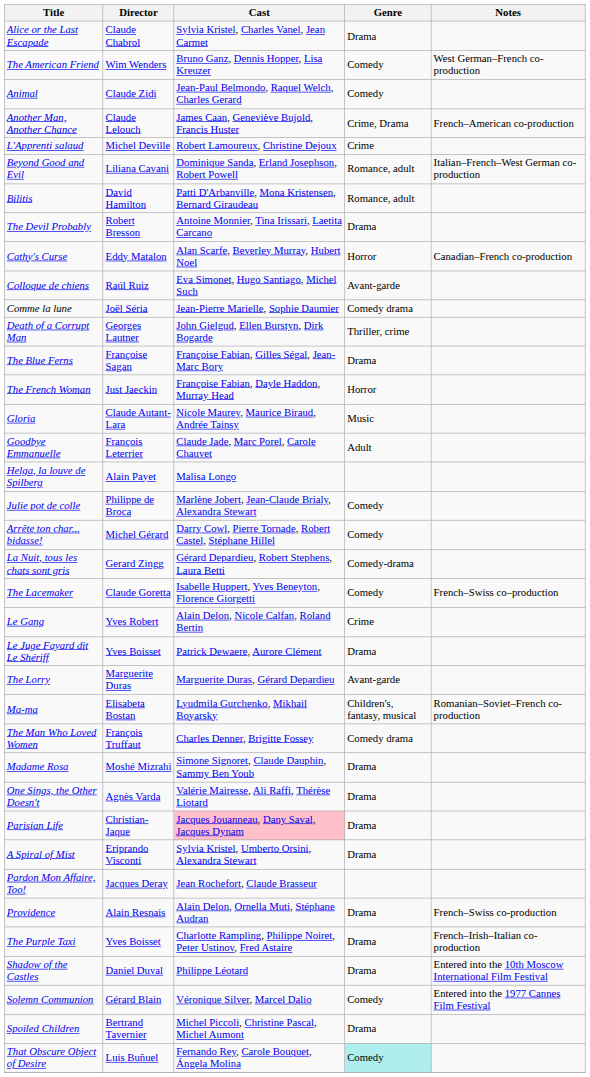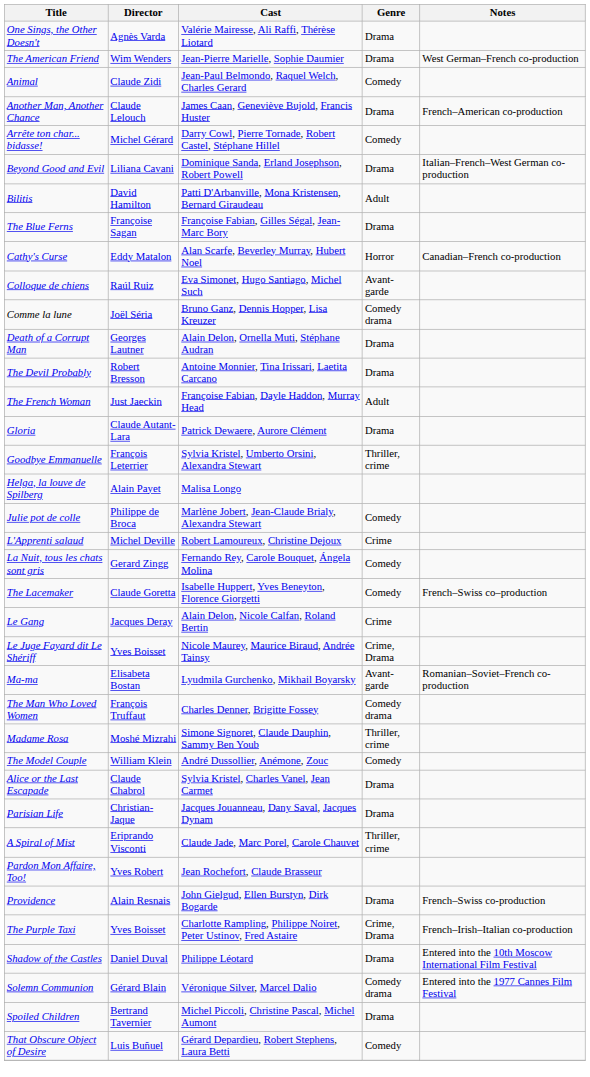rows swapped: (42, 36) <-> (52, 796)
(249, 65) Bruno Ganz, Dennis Hopper, Lisa Kreuzer -> (263, 59) Jean-Pierre Marielle, Sophie Daumier
(365, 65) Comedy -> (379, 59) Drama
(378, 123) Crime, Drama -> (379, 111) Drama
rows swapped: (43, 535) <-> (45, 146)
(381, 169) Romance, adult -> (379, 169) Drama
(381, 198) Romance, adult -> (377, 198) Adult
rows swapped: (40, 360) <-> (49, 227)
(258, 308) Jean-Pierre Marielle, Sophie Daumier -> (254, 314) Bruno Ganz, Dennis Hopper, Lisa Kreuzer
(250, 331) John Gielgud, Ellen Burstyn, Dirk Bogarde -> (260, 343) Alain Delon, Ornella Muti, Stéphane Audran
(378, 331) Thriller, crime -> (379, 343) Drama
(362, 389) Horror -> (377, 401) Adult
(246, 418) Nicole Maurey, Maurice Biraud, Andrée Tainsy -> (254, 430) Patrick Dewaere, Aurore Clément
(361, 418) Music -> (379, 430) Drama
(246, 447) Claude Jade, Marc Porel, Carole Chauvet -> (249, 459) Sylvia Kristel, Umberto Orsini, Alexandra Stewart
(359, 447) Adult -> (382, 459) Thriller, crime
(254, 564) Gérard Depardieu, Robert Stephens, Laura Betti -> (266, 564) Fernando Rey, Carole Bouquet, Ángela Molina
(381, 564) Comedy-drama -> (383, 564) Comedy
(132, 622) Yves Robert -> (141, 622) Jacques Deray
(249, 651) Patrick Dewaere, Aurore Clément -> (268, 651) Nicole Maurey, Maurice Biraud, Andrée Tainsy
(362, 651) Drama -> (380, 651) Crime, Drama
- row: (28, 680)
(382, 709) Children's, fantasy, musical -> (379, 680) Avant-garde
(362, 767) Drama -> (382, 738) Thriller, crime
+ row: (47, 761)
(246, 825) pink background -> (269, 813) no background
(244, 854) Sylvia Kristel, Umberto Orsini, Alexandra Stewart -> (270, 842) Claude Jade, Marc Porel, Carole Chauvet
(362, 854) Drama -> (382, 842) Thriller, crime
(137, 883) Jacques Deray -> (137, 871) Yves Robert
(256, 912) Alain Delon, Ornella Muti, Stéphane Audran -> (255, 900) John Gielgud, Ellen Burstyn, Dirk Bogarde
(362, 941) Drama -> (380, 929) Crime, Drama
(365, 999) Comedy -> (383, 987) Comedy drama
(244, 1058) Fernando Rey, Carole Bouquet, Ángela Molina -> (259, 1046) Gérard Depardieu, Robert Stephens, Laura Betti
(365, 1058) paleturquoise background -> (383, 1046) no background
